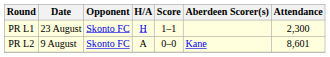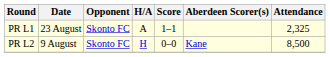(143, 28) H -> (143, 28) A
(298, 28) 2,300 -> (298, 28) 2,325
(143, 44) A -> (143, 44) H
(298, 44) 8,601 -> (298, 44) 8,500
